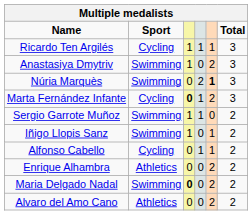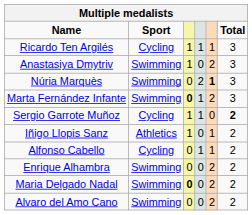(156, 98) Cycling -> (156, 98) Swimming
(156, 115) Swimming -> (156, 115) Cycling
(233, 115) normal -> (233, 115) bold
(156, 133) Swimming -> (156, 133) Athletics
(156, 167) Athletics -> (156, 167) Swimming
(156, 201) Athletics -> (156, 201) Swimming
